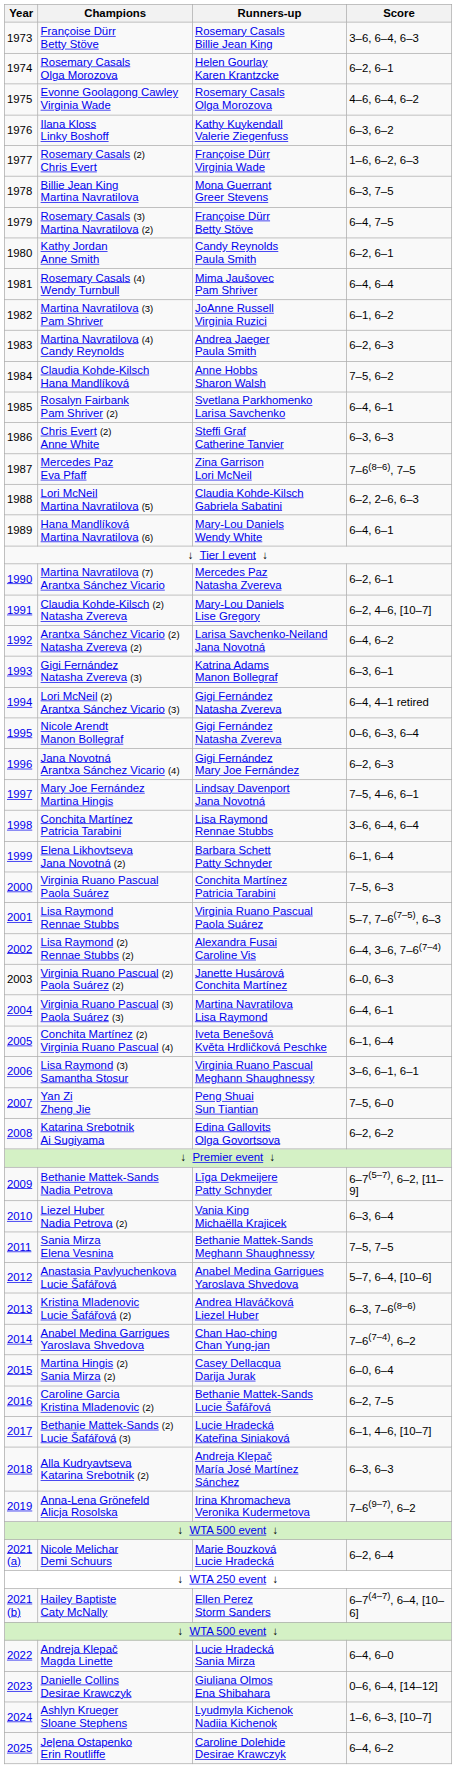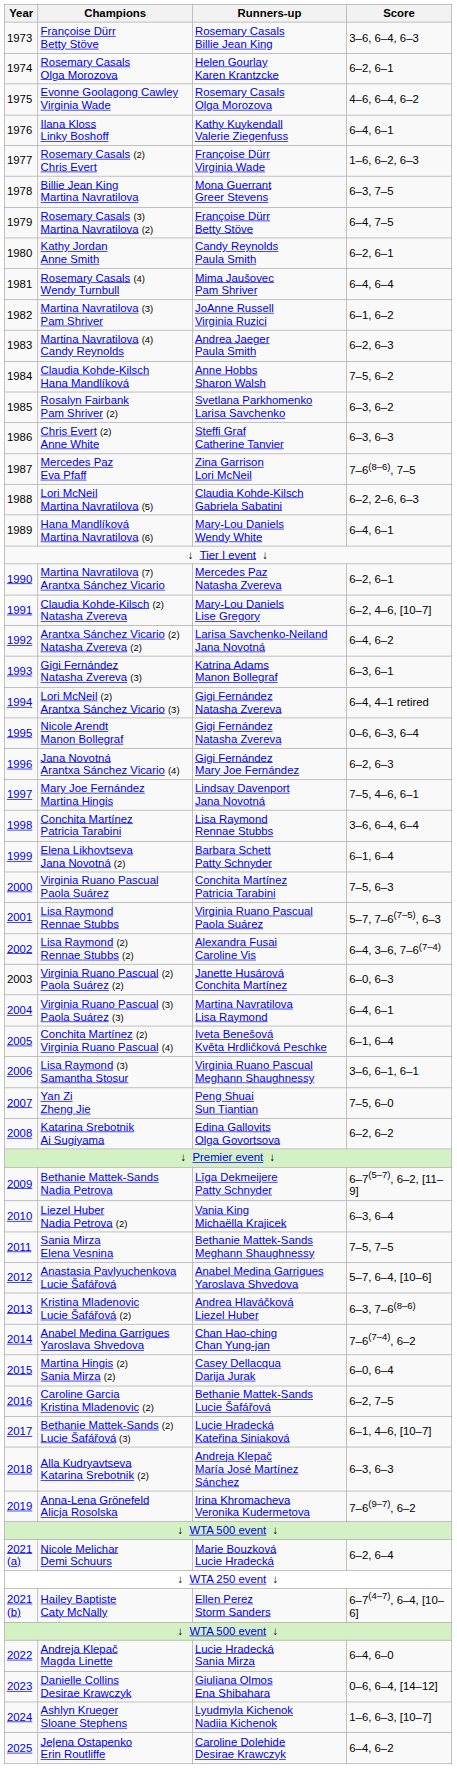(371, 130) 6–3, 6–2 -> (371, 130) 6–4, 6–1
(371, 407) 6–4, 6–1 -> (371, 407) 6–3, 6–2
